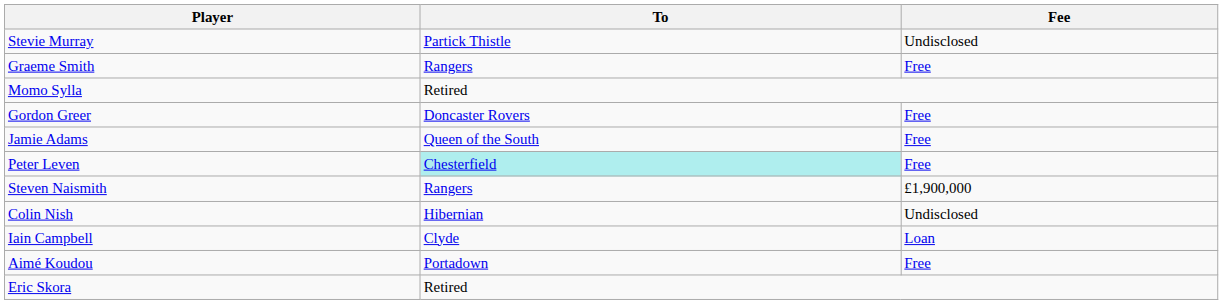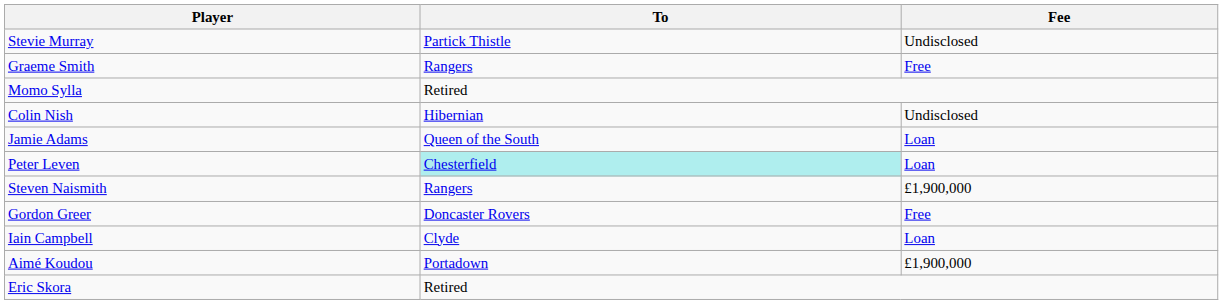rows swapped: (49, 115) <-> (40, 213)
(918, 139) Free -> (920, 139) Loan
(918, 164) Free -> (920, 164) Loan
(918, 262) Free -> (938, 262) £1,900,000
